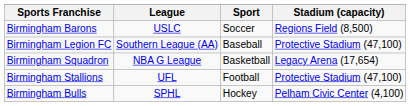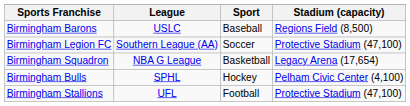(239, 28) Soccer -> (242, 28) Baseball
(242, 45) Baseball -> (239, 45) Soccer
rows swapped: (55, 77) <-> (47, 93)
